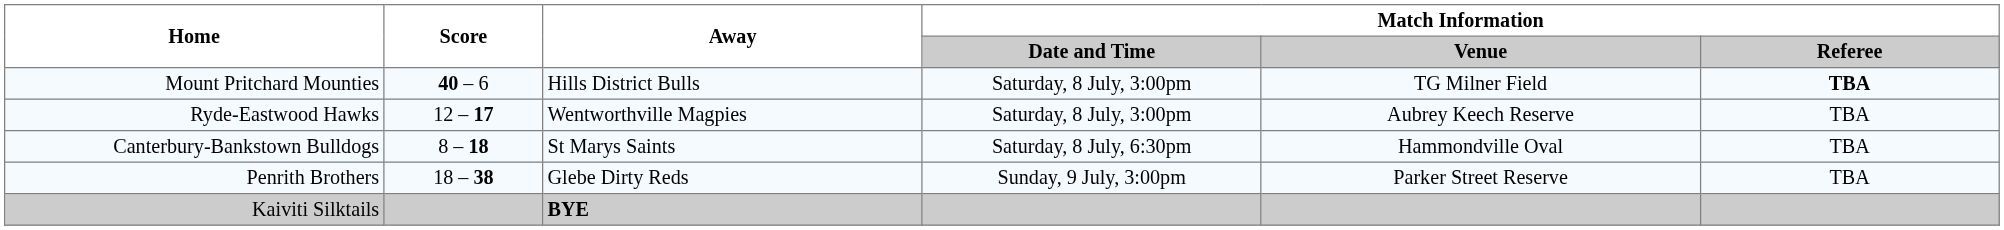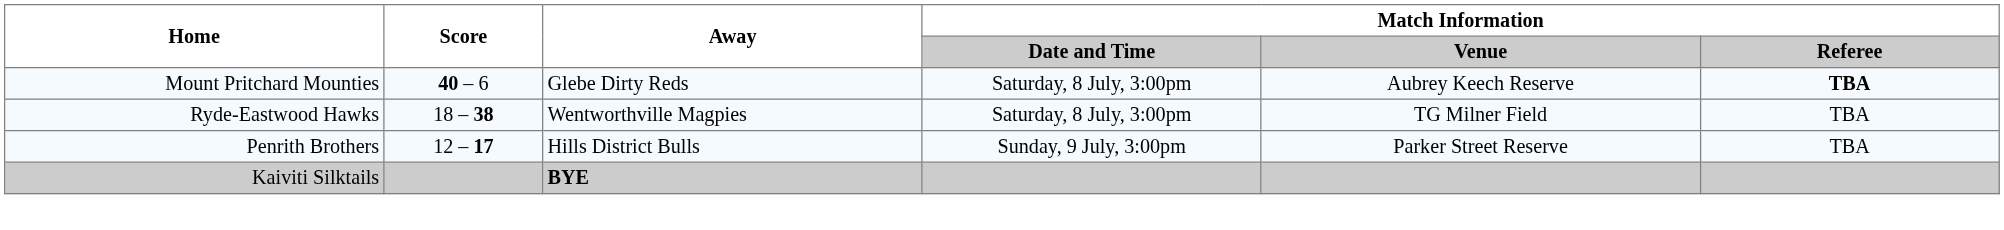(624, 83) Hills District Bulls -> (618, 83) Glebe Dirty Reds
(1481, 83) TG Milner Field -> (1481, 83) Aubrey Keech Reserve
(463, 114) 12 – 17 -> (463, 114) 18 – 38
(1481, 114) Aubrey Keech Reserve -> (1481, 114) TG Milner Field
- row: (246, 146)
(463, 177) 18 – 38 -> (463, 146) 12 – 17
(618, 177) Glebe Dirty Reds -> (624, 146) Hills District Bulls
